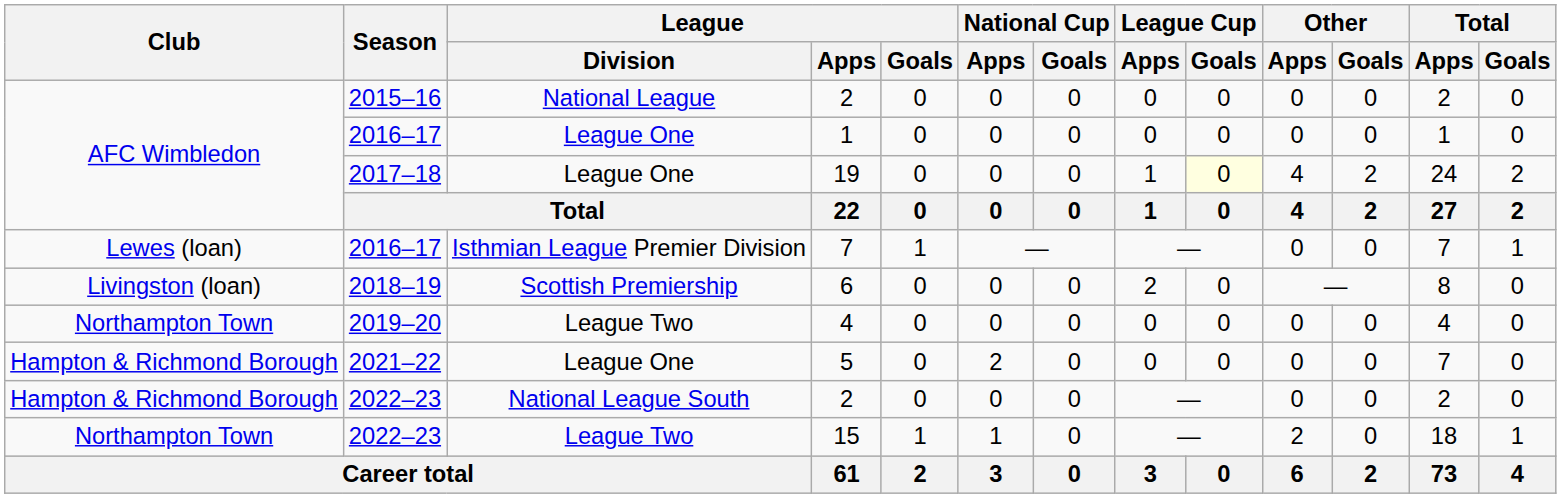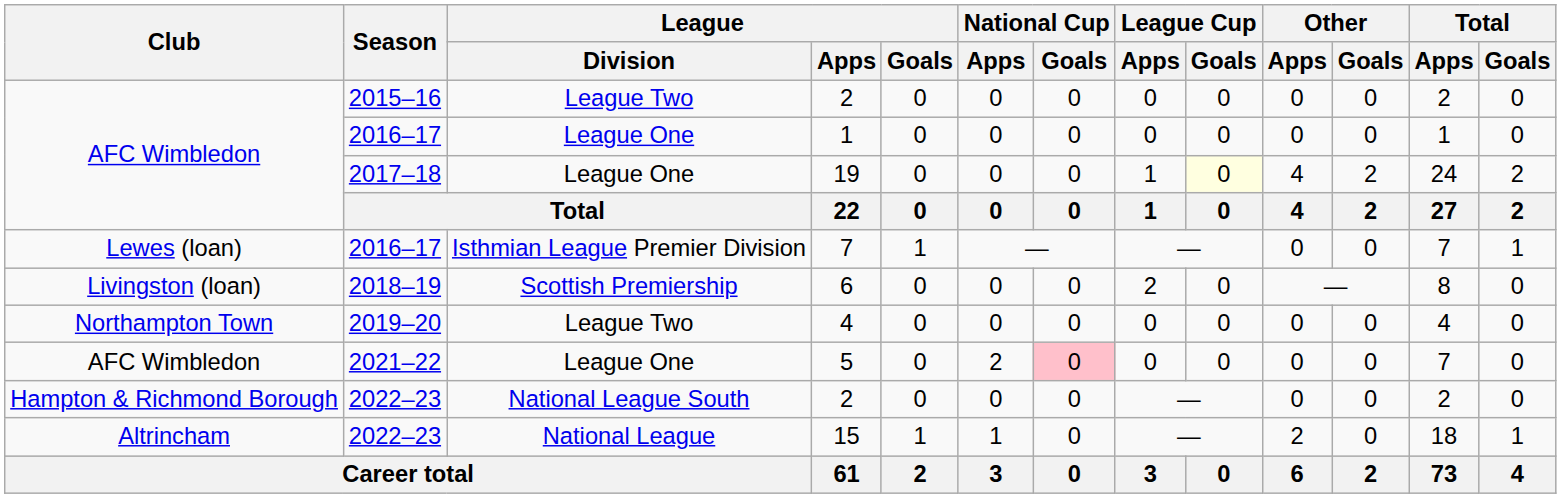(629, 98) National League -> (629, 98) League Two
(174, 361) Hampton & Richmond Borough -> (174, 361) AFC Wimbledon
(1074, 361) no background -> (1074, 361) pink background
(174, 436) Northampton Town -> (174, 436) Altrincham
(629, 436) League Two -> (629, 436) National League
